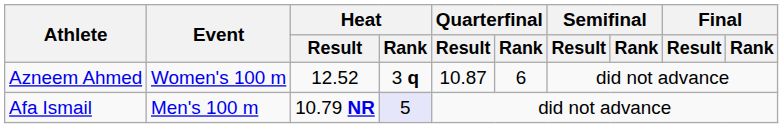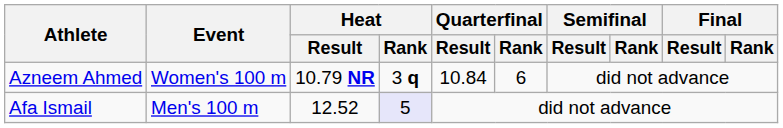(335, 78) 12.52 -> (335, 78) 10.79 NR
(463, 78) 10.87 -> (463, 78) 10.84
(335, 108) 10.79 NR -> (335, 108) 12.52
